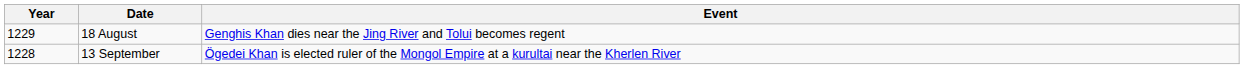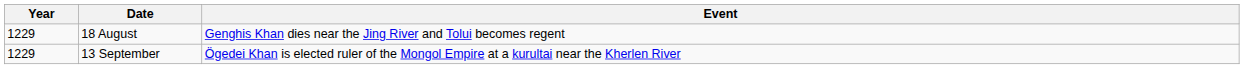(21, 53) 1228 -> (21, 53) 1229
